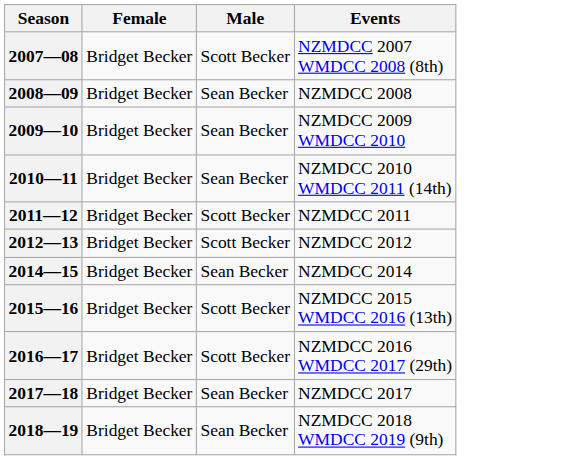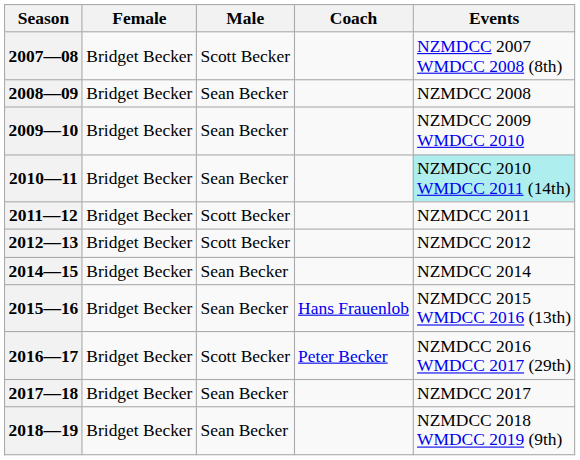+ column: (354, 18)
(375, 178) no background -> (494, 178) paleturquoise background
(245, 308) Scott Becker -> (244, 308) Sean Becker
